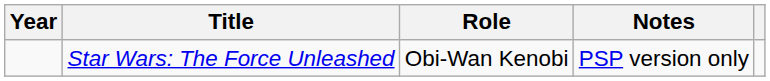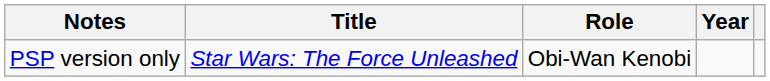columns swapped: (34, 22) <-> (664, 22)
